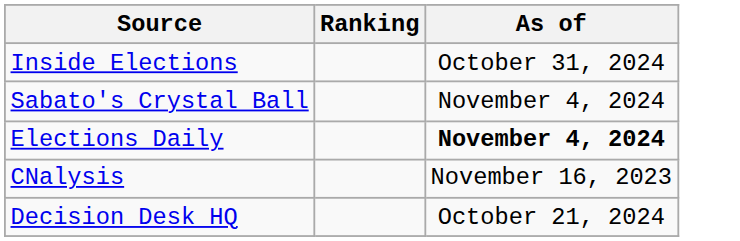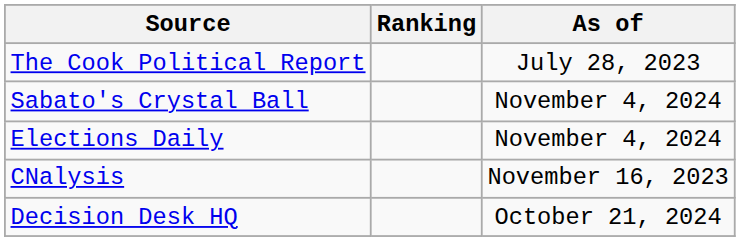+ row: (188, 63)
- row: (124, 63)
(551, 140) bold -> (608, 140) normal
